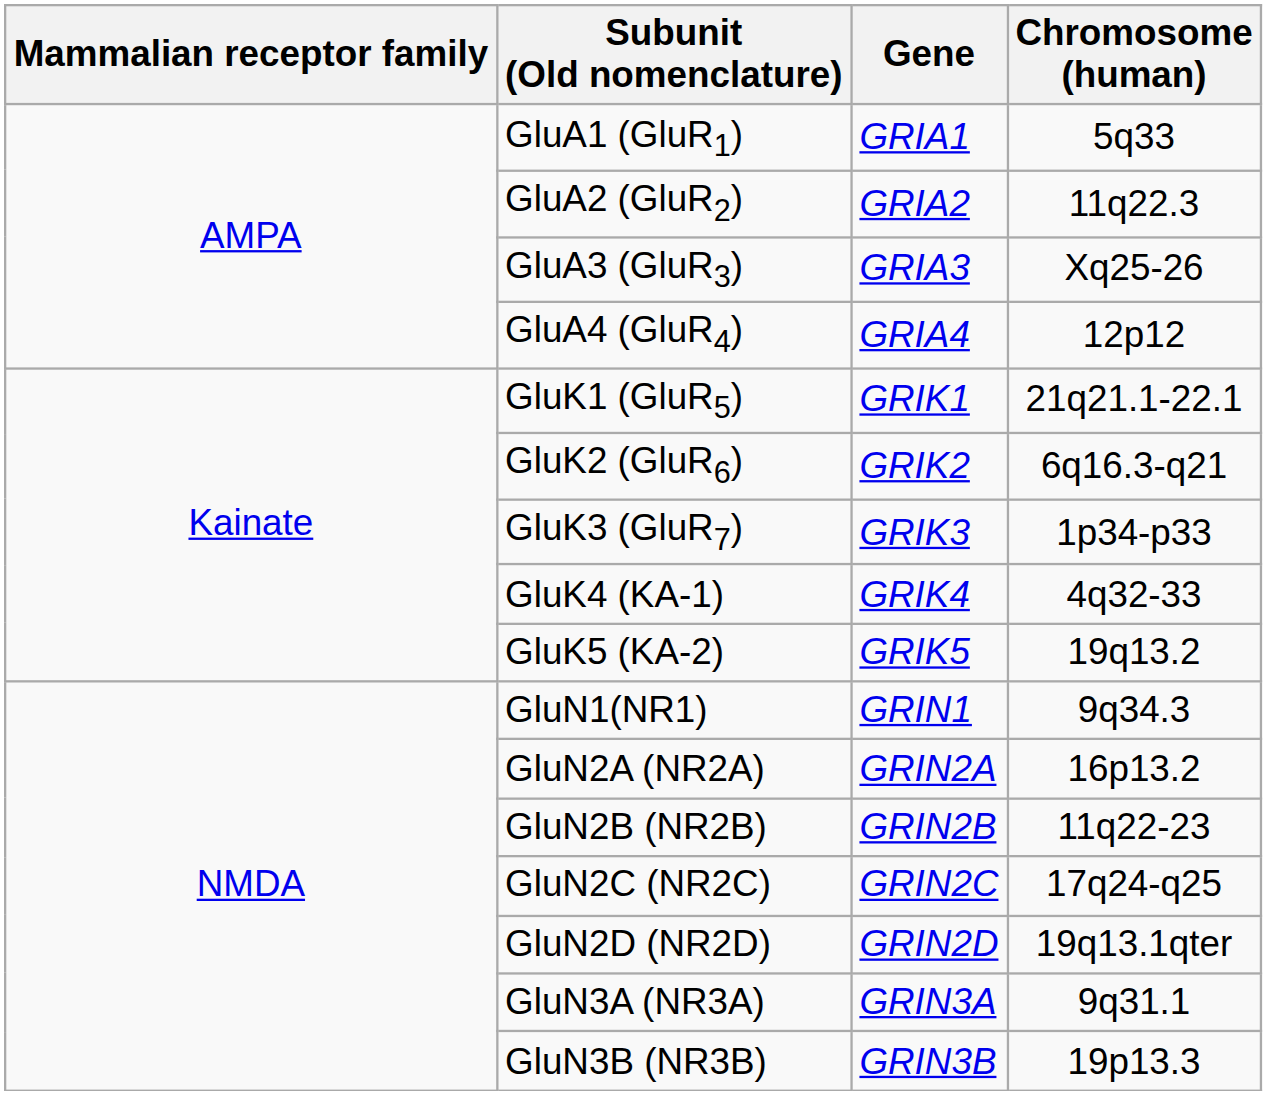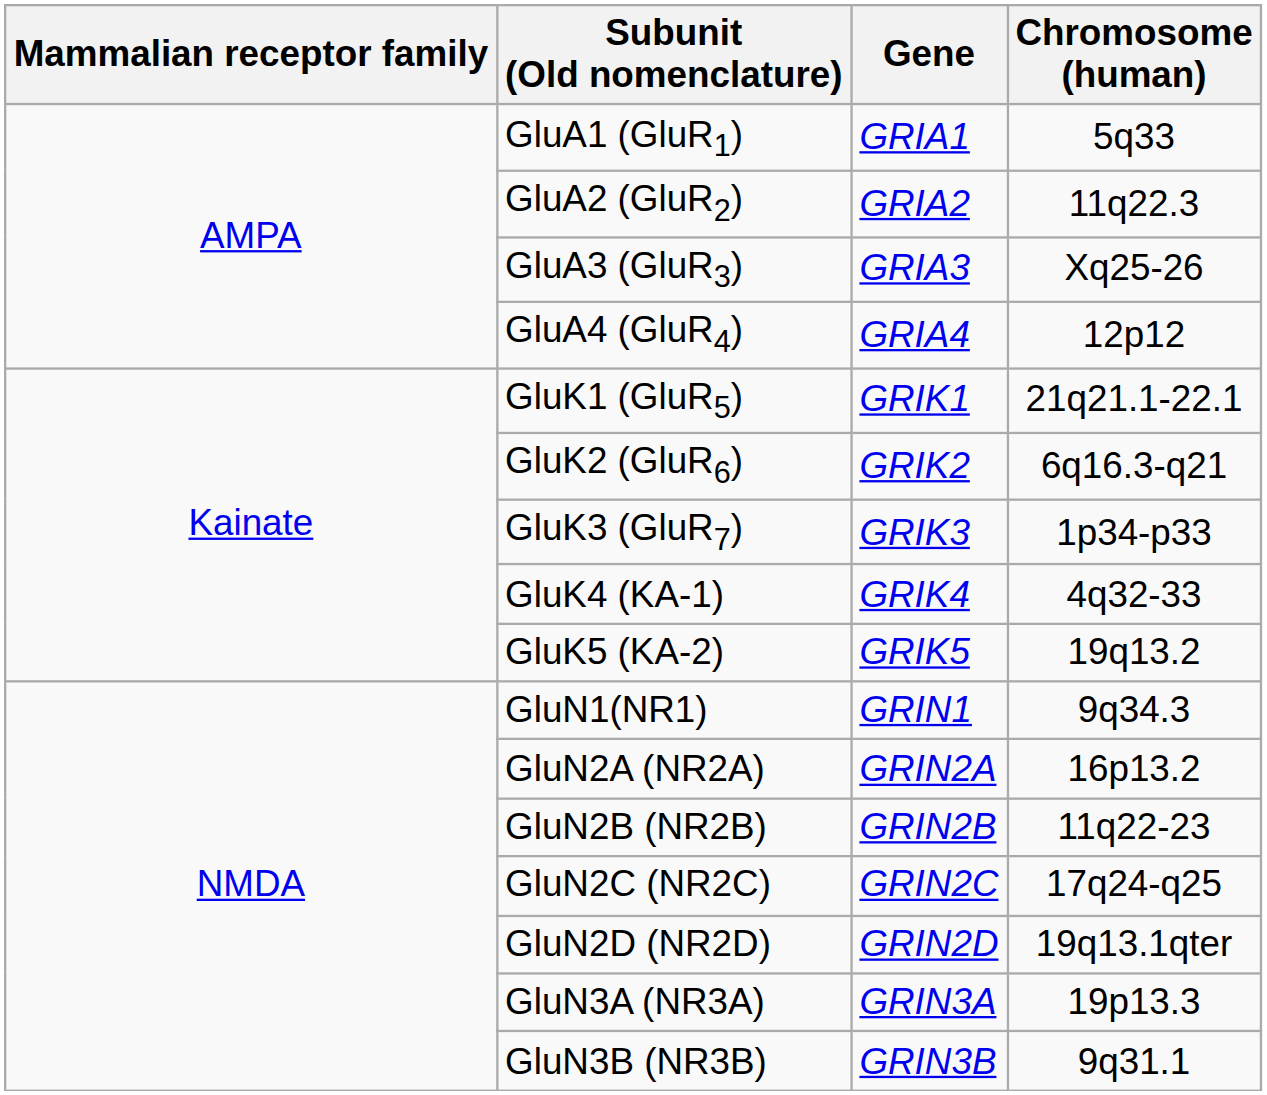(1134, 1001) 9q31.1 -> (1134, 1001) 19p13.3
(1134, 1060) 19p13.3 -> (1134, 1060) 9q31.1
